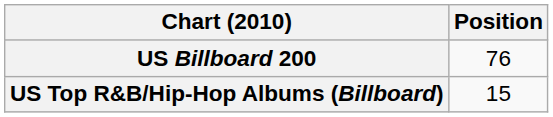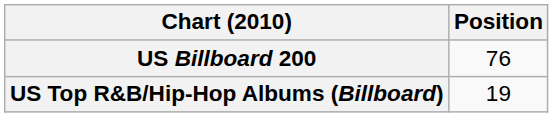(498, 93) 15 -> (498, 93) 19
